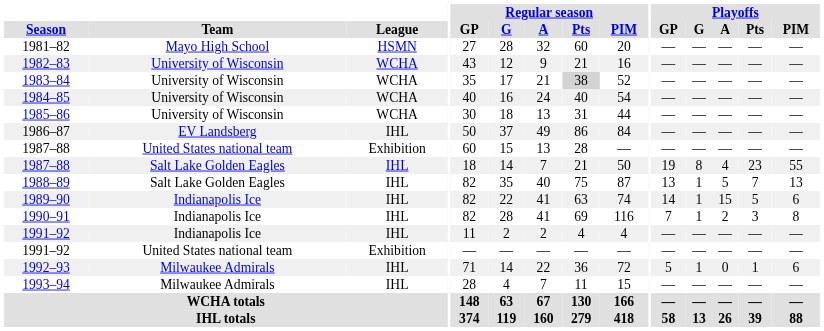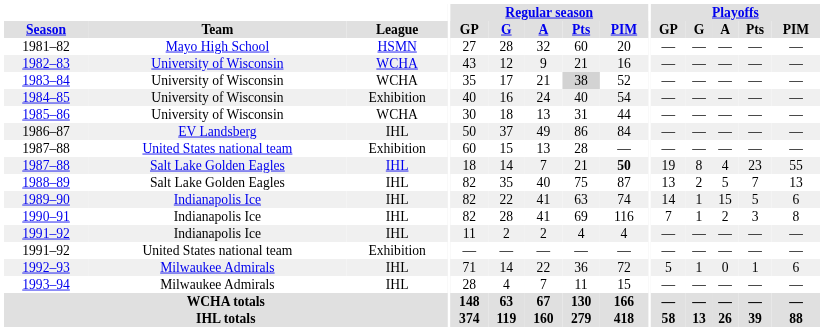(397, 97) WCHA -> (397, 97) Exhibition
(624, 165) normal -> (624, 165) bold
(699, 182) 1 -> (699, 182) 2
